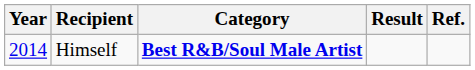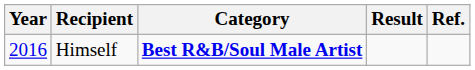(28, 49) 2014 -> (28, 49) 2016
